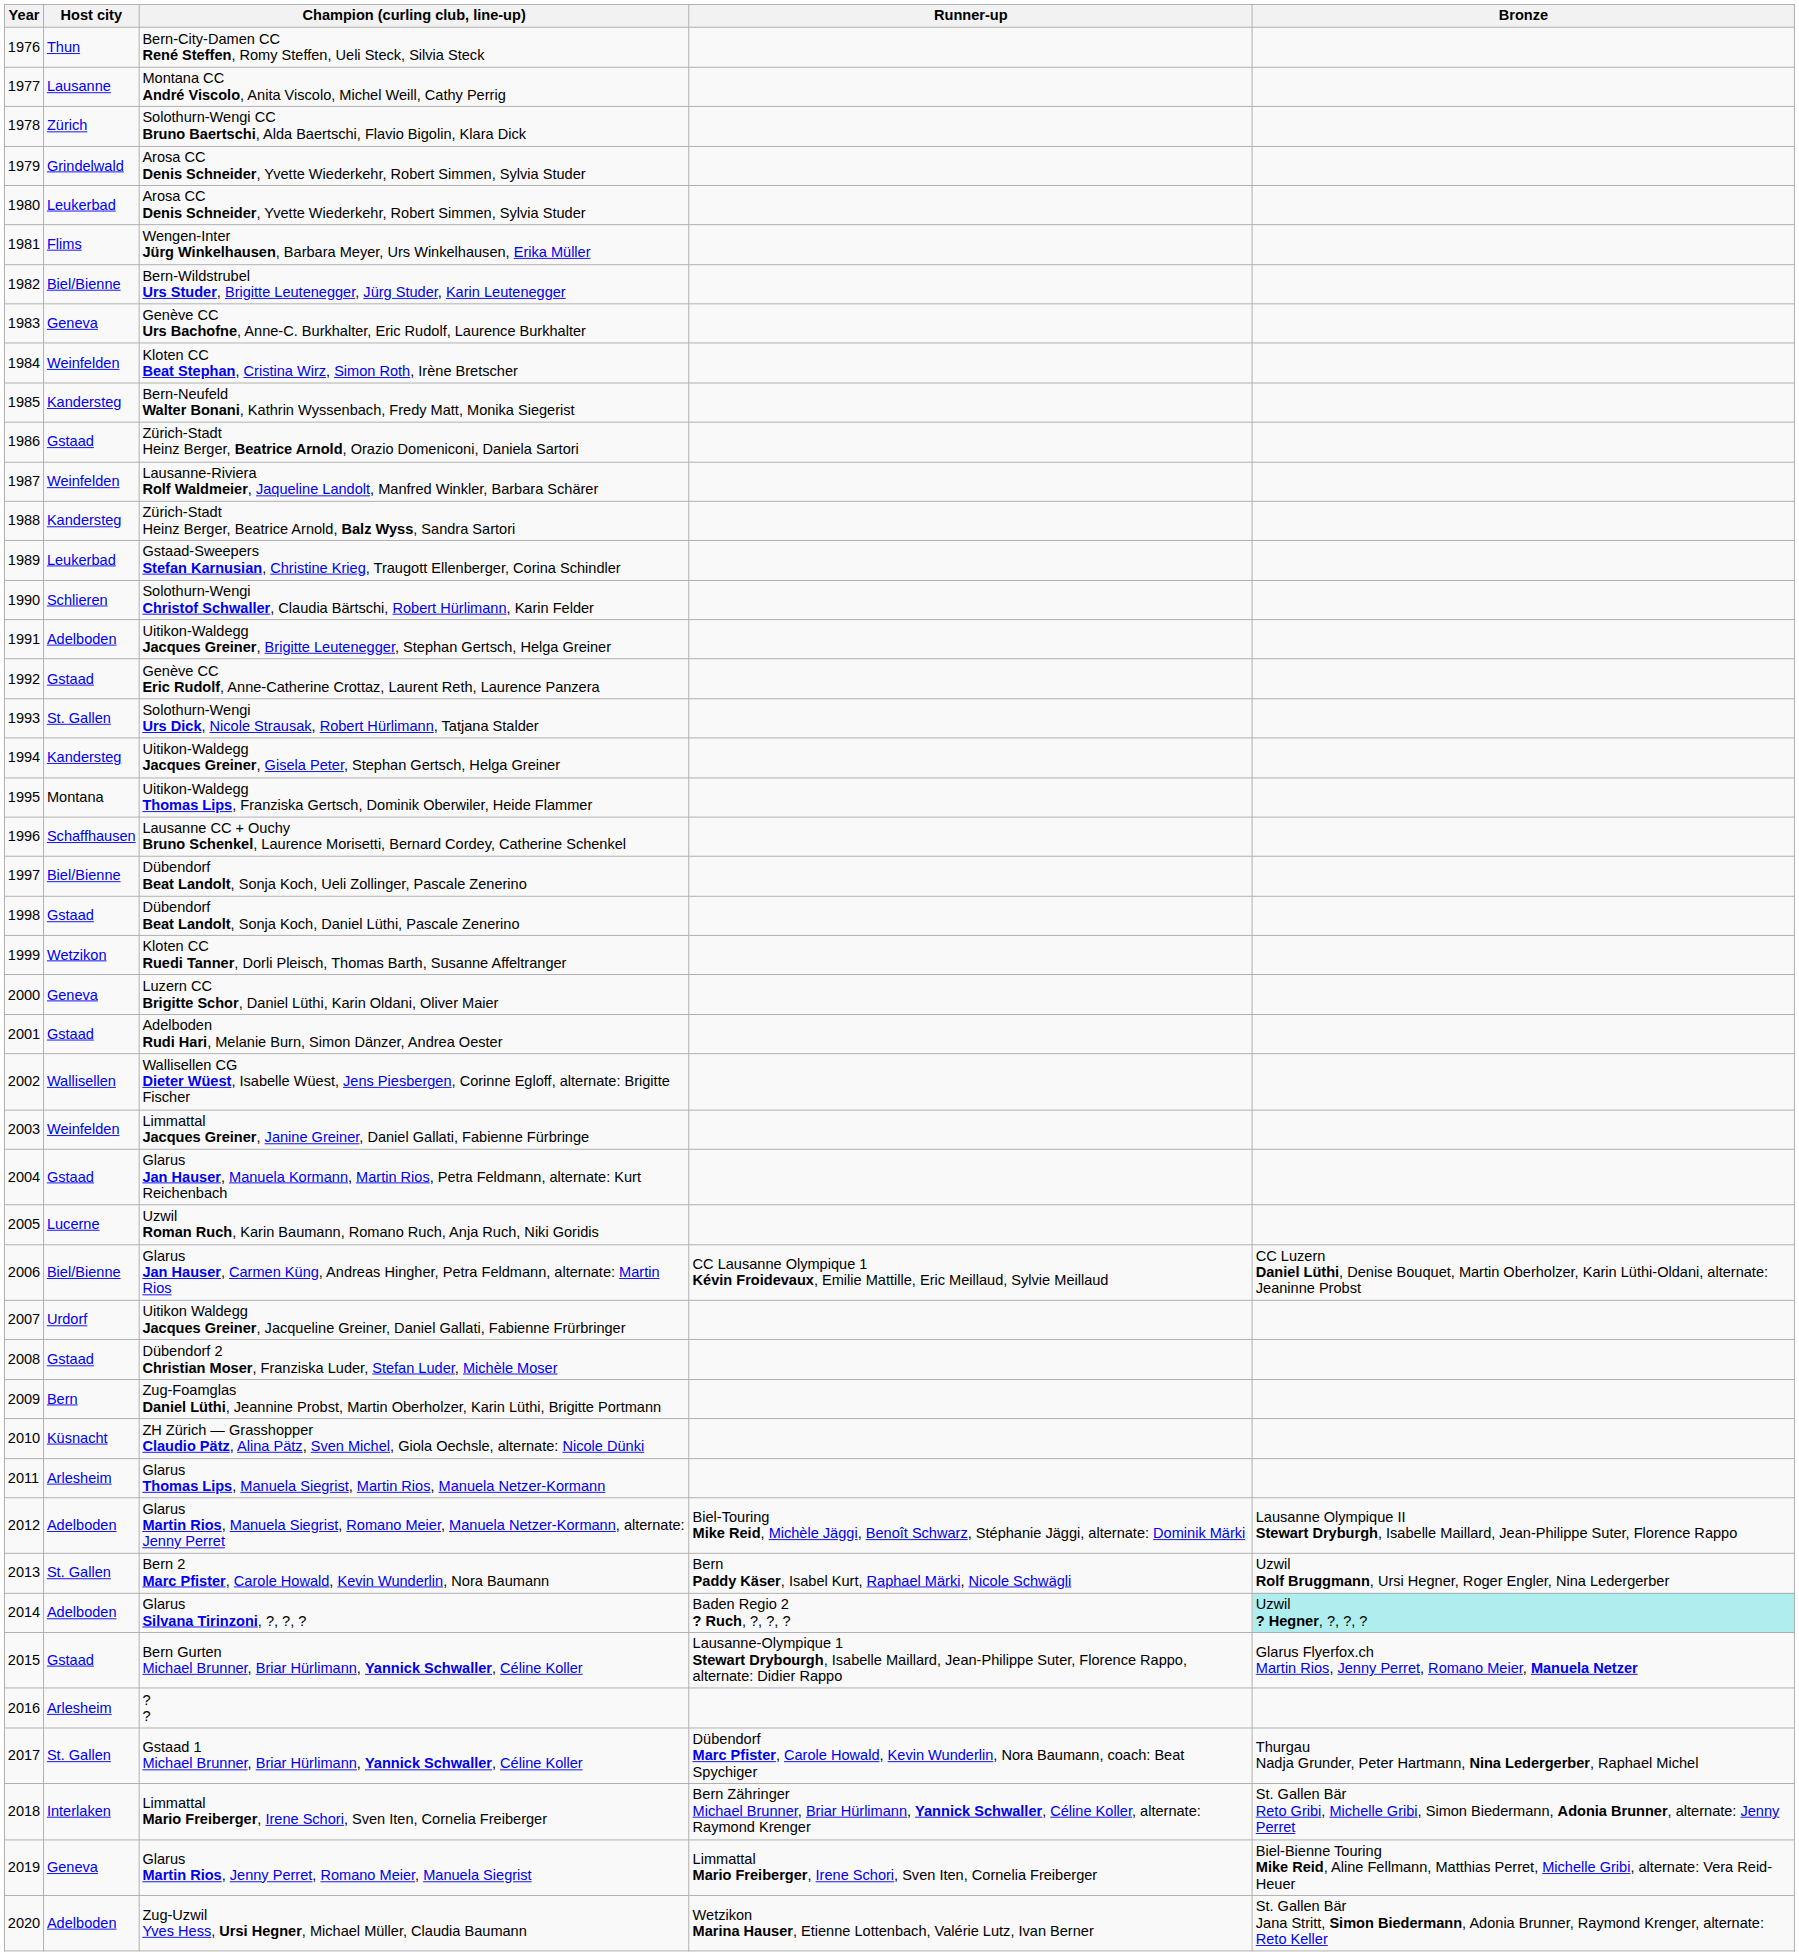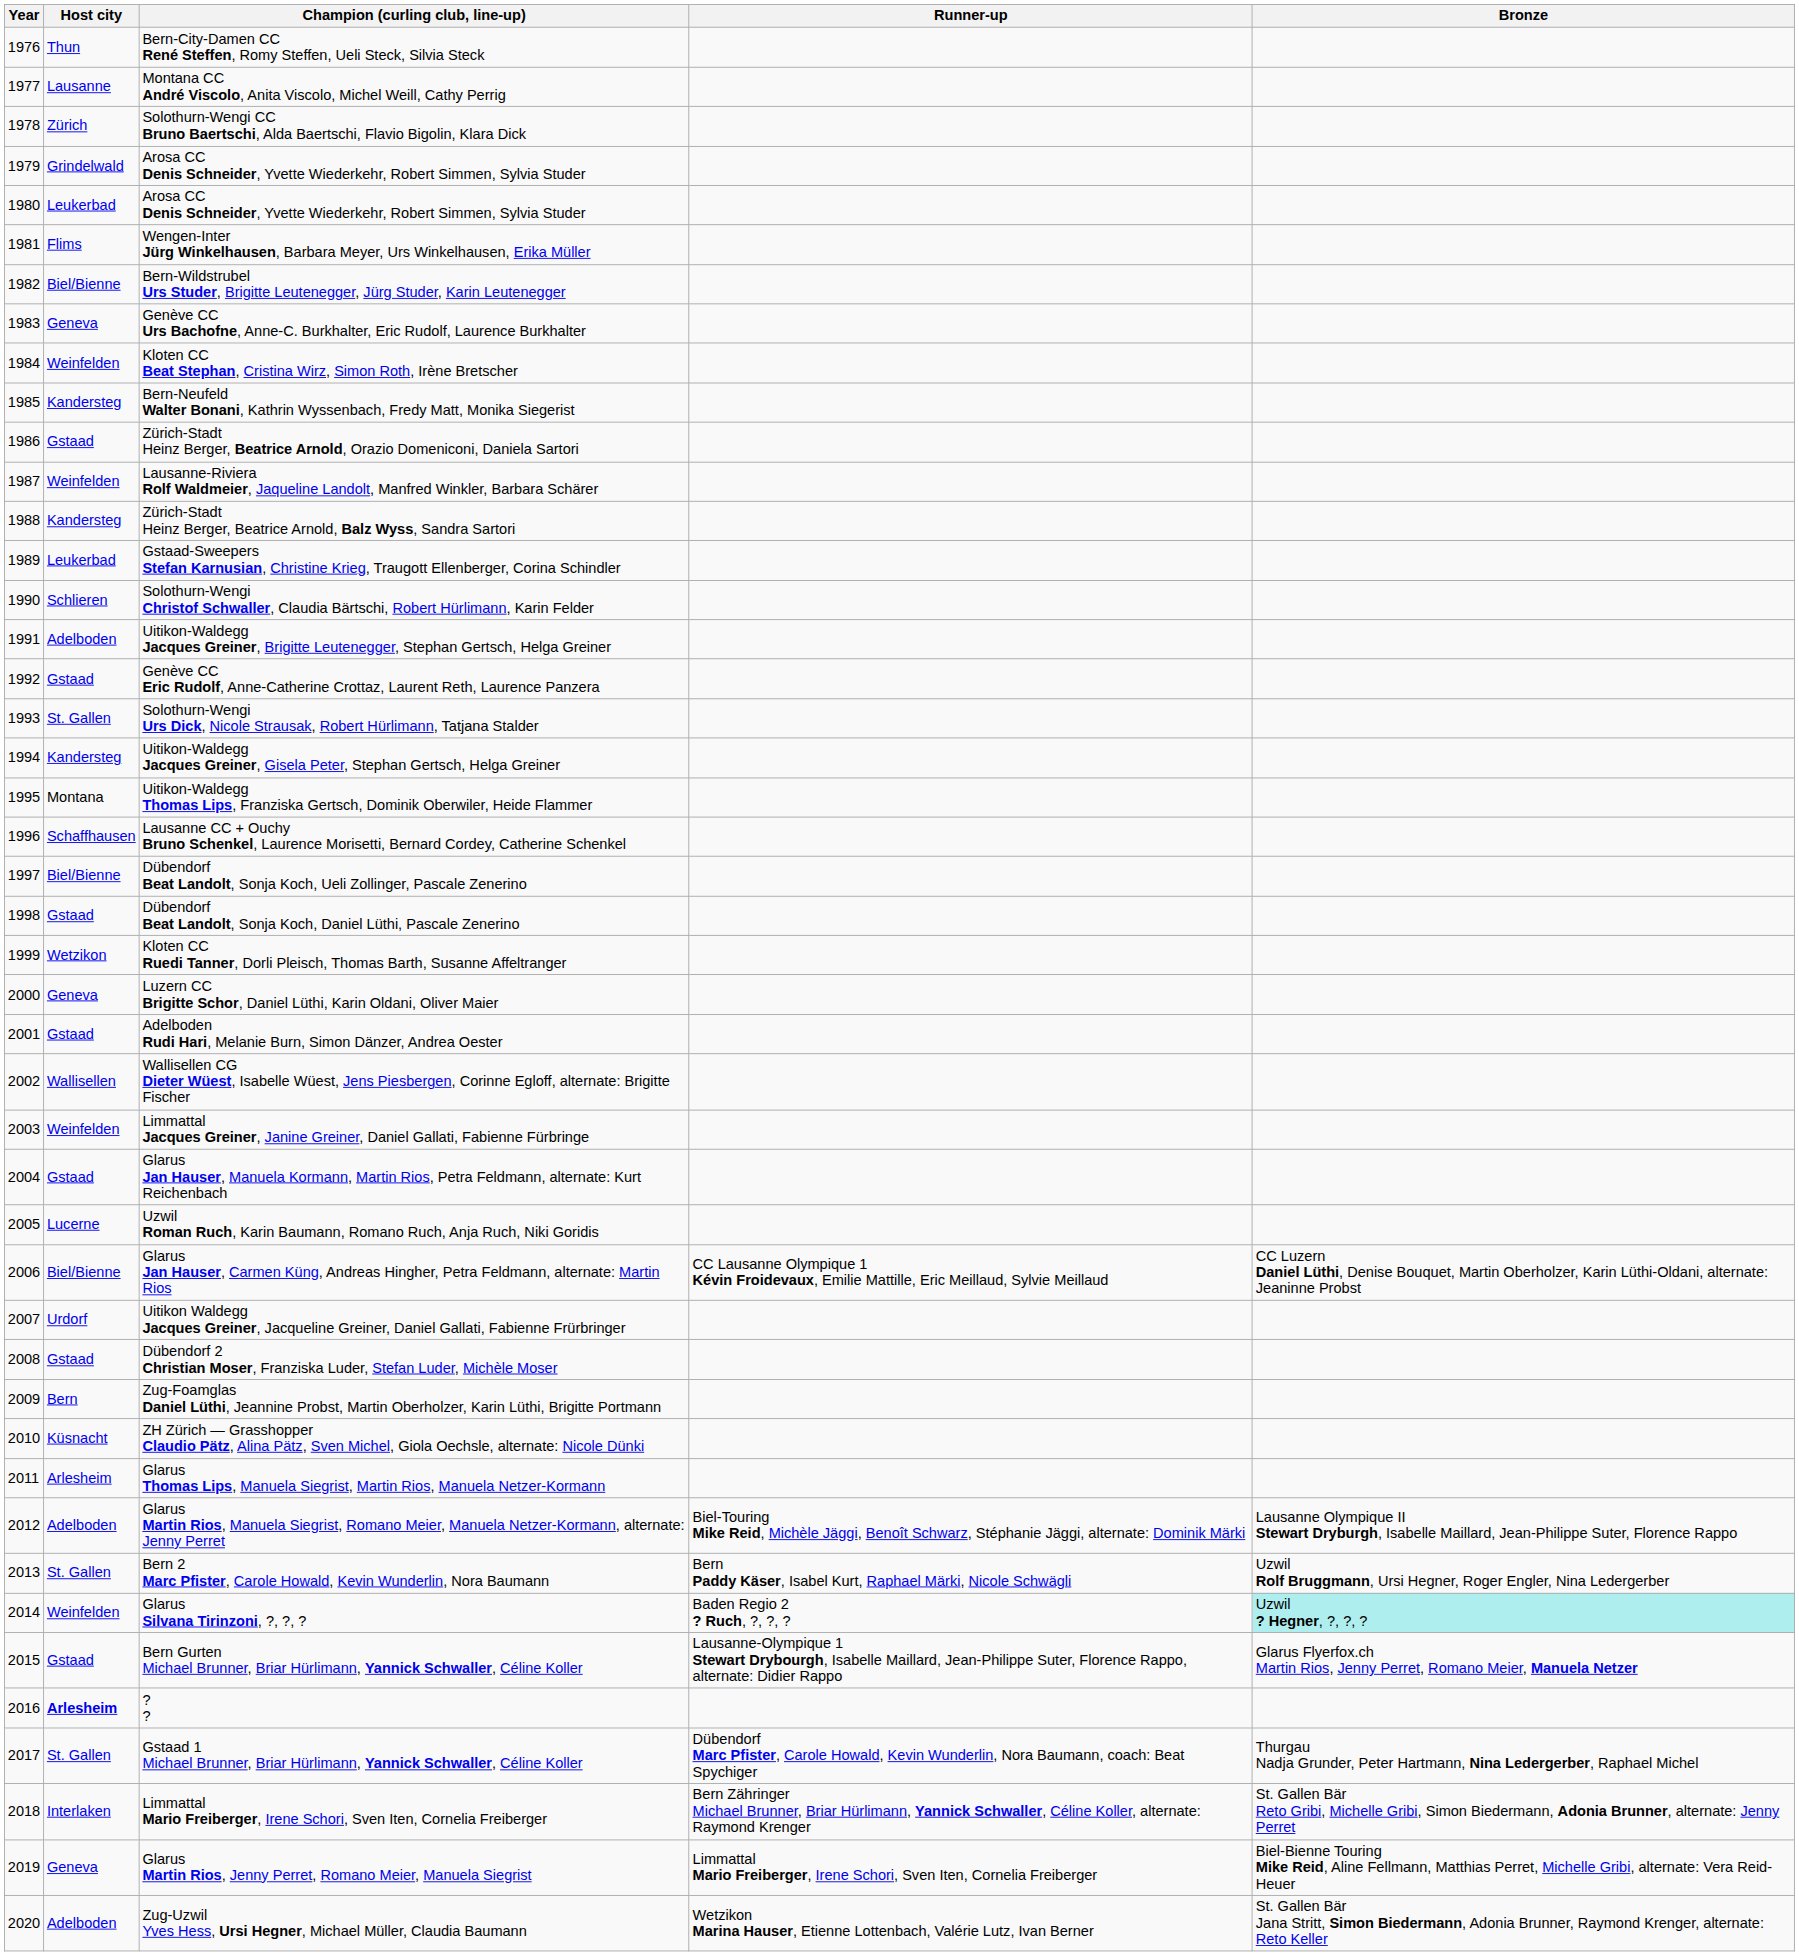(82, 1612) Adelboden -> (83, 1612) Weinfelden
(79, 1708) normal -> (82, 1708) bold
